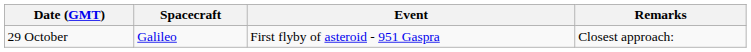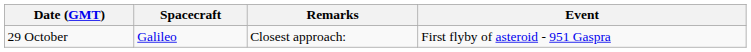columns swapped: (411, 15) <-> (661, 15)
